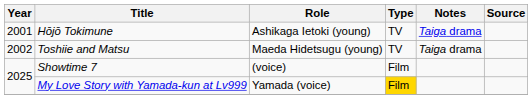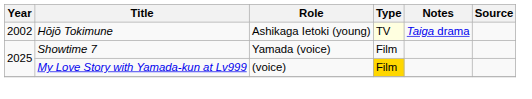(20, 31) 2001 -> (20, 31) 2002
(395, 31) no background -> (383, 31) lightyellow background
- row: (83, 49)
(269, 67) (voice) -> (291, 49) Yamada (voice)
(291, 85) Yamada (voice) -> (269, 67) (voice)
